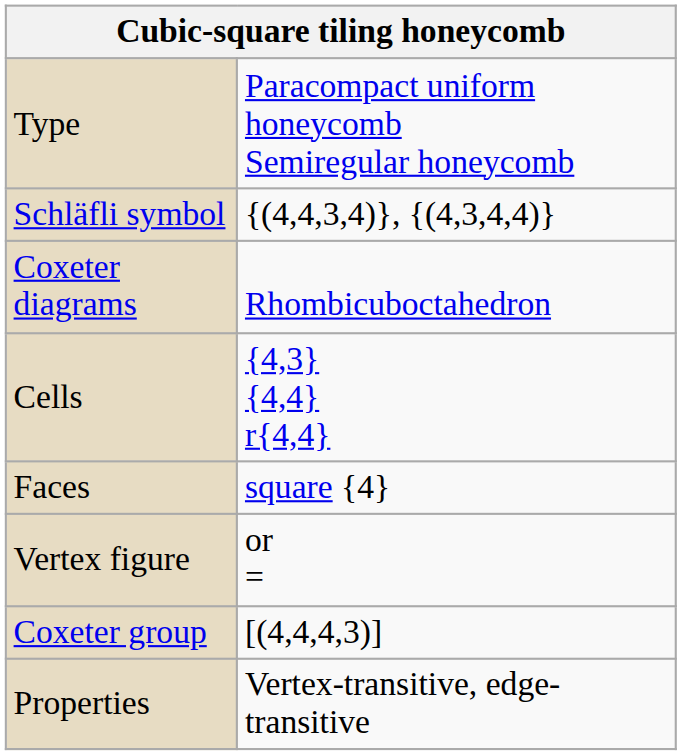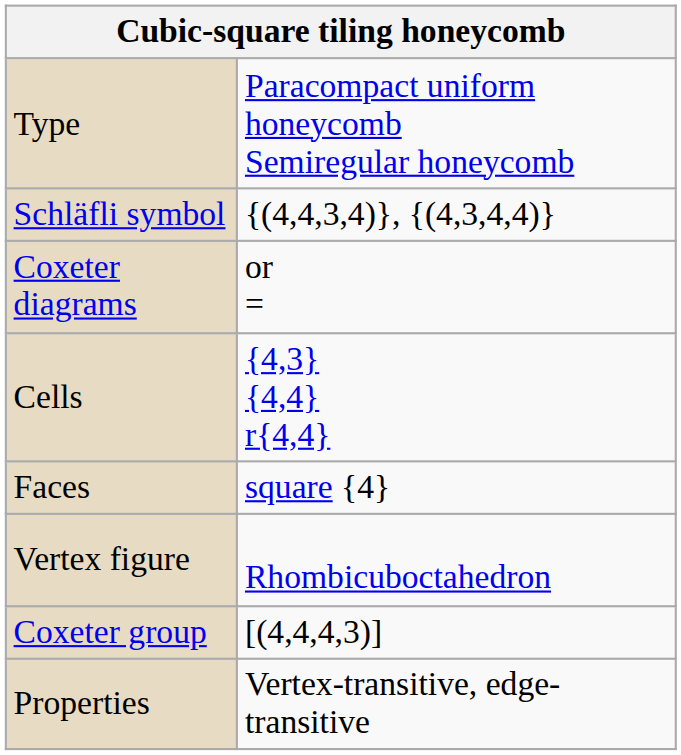(398, 305) Rhombicuboctahedron -> (259, 286) or =
(259, 559) or = -> (398, 578) Rhombicuboctahedron
